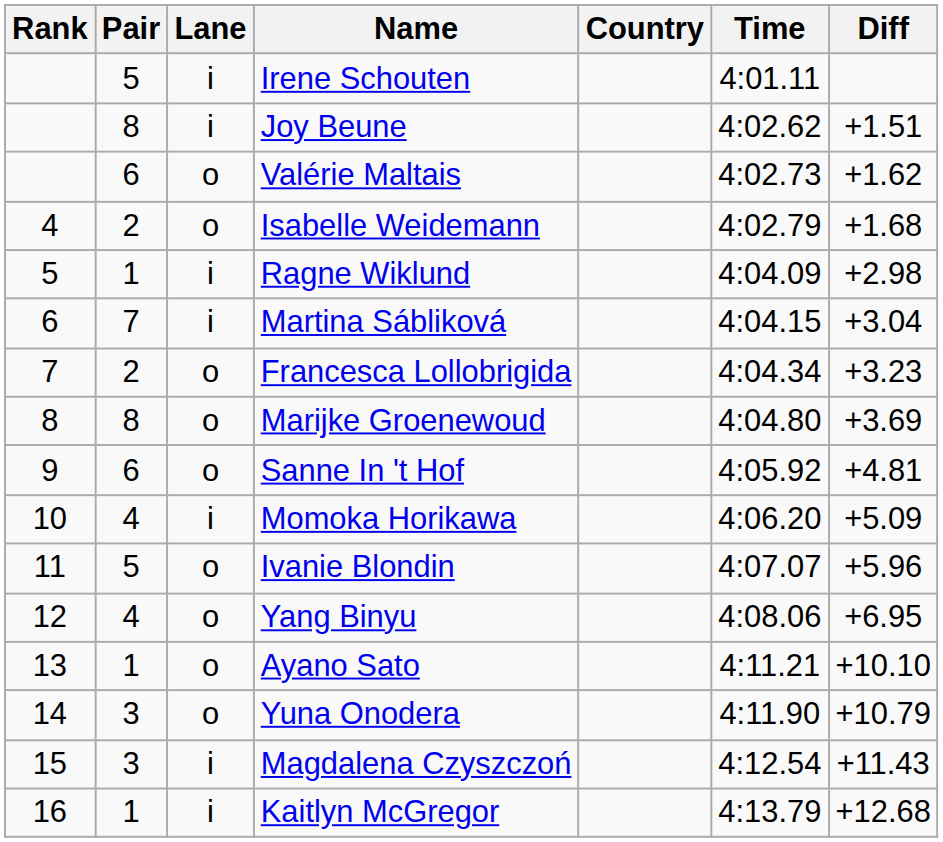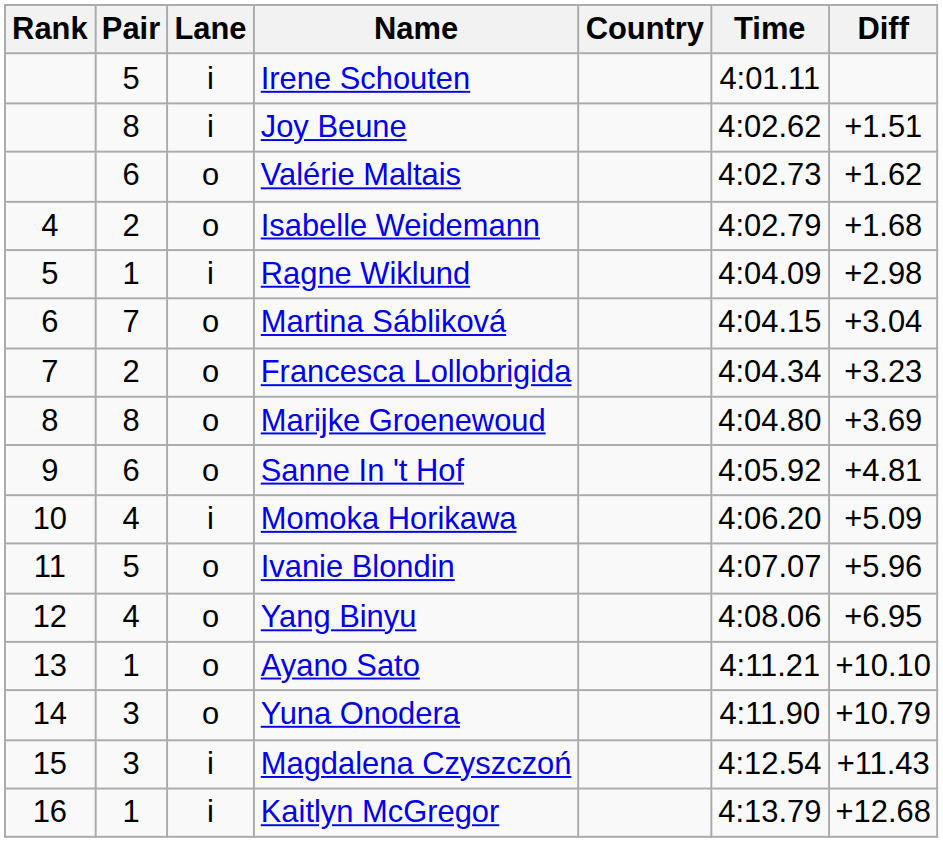(210, 322) i -> (210, 322) o
